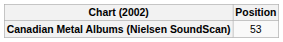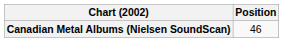(256, 29) 53 -> (256, 29) 46
